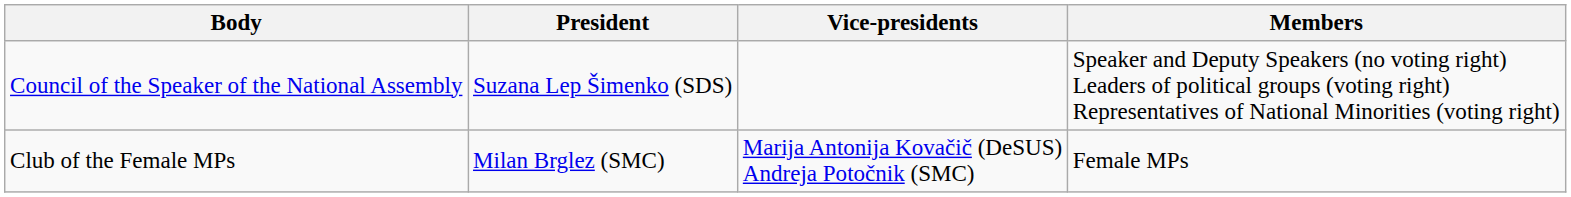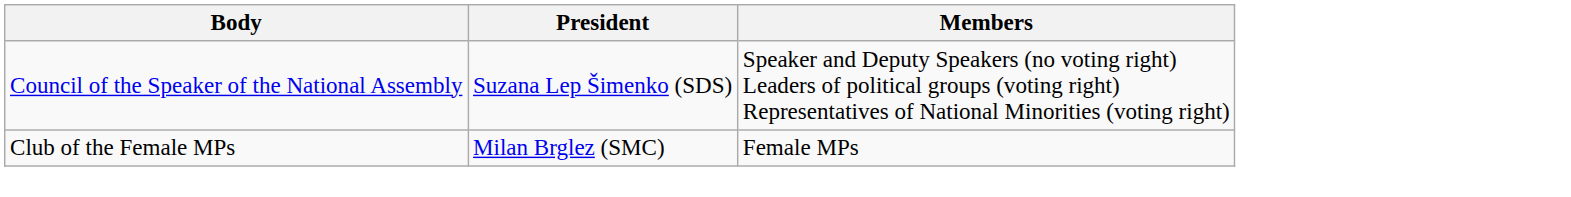- column: (902, 22)
